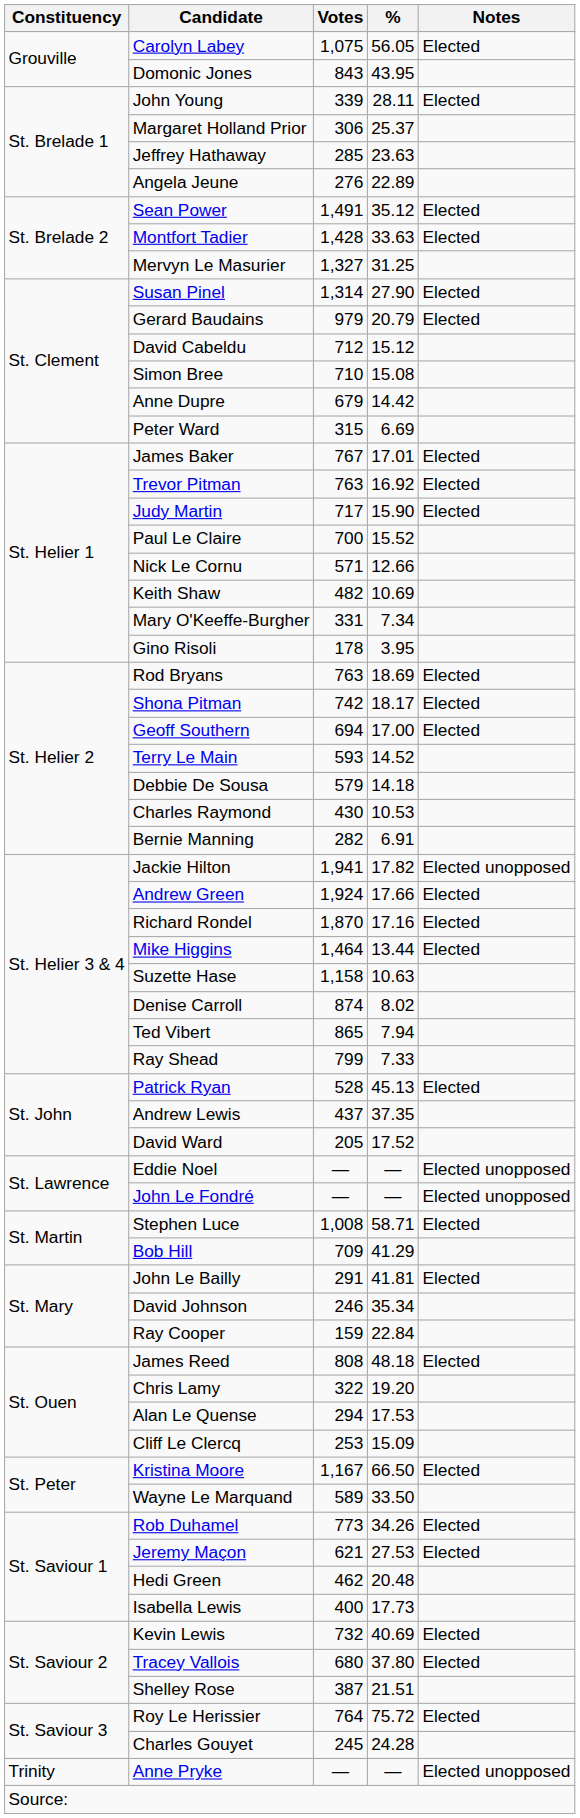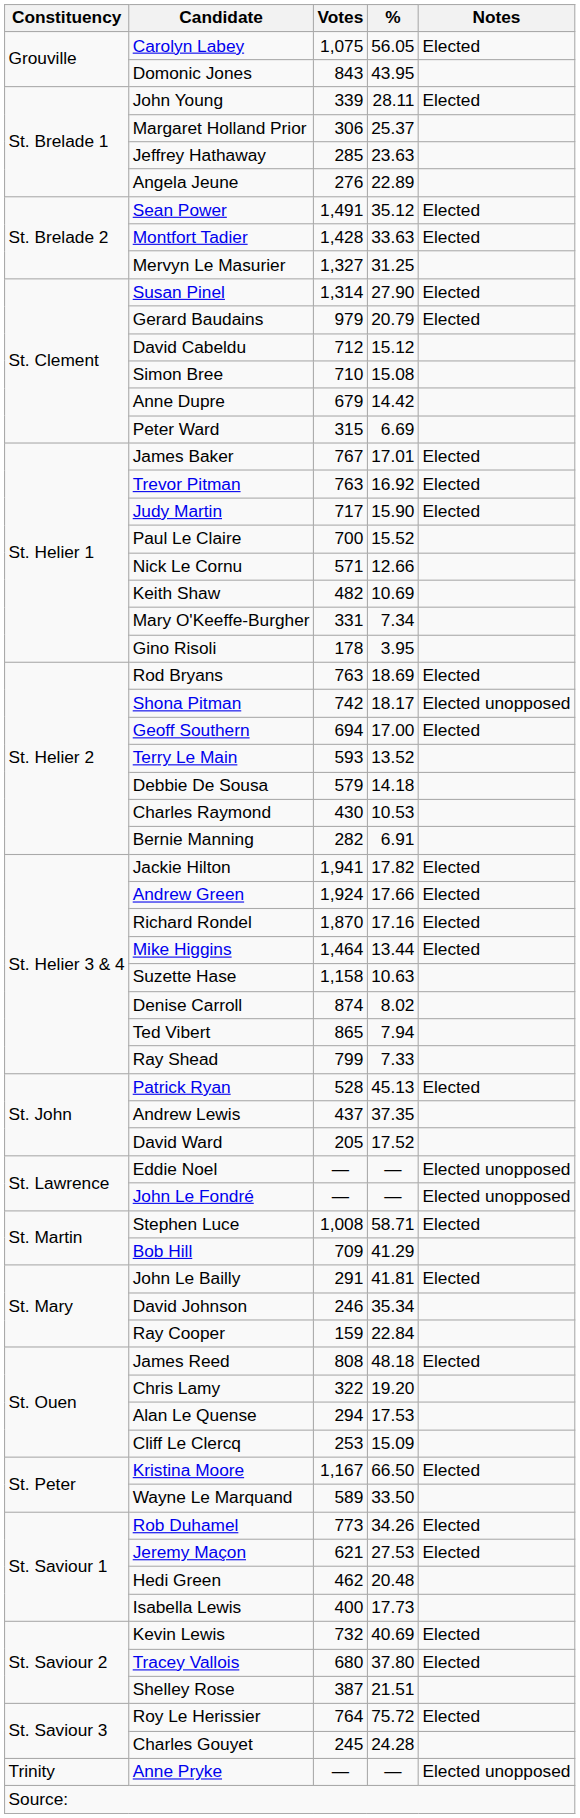(451, 703) Elected -> (496, 703) Elected unopposed
(393, 758) 14.52 -> (393, 758) 13.52
(496, 867) Elected unopposed -> (451, 867) Elected
